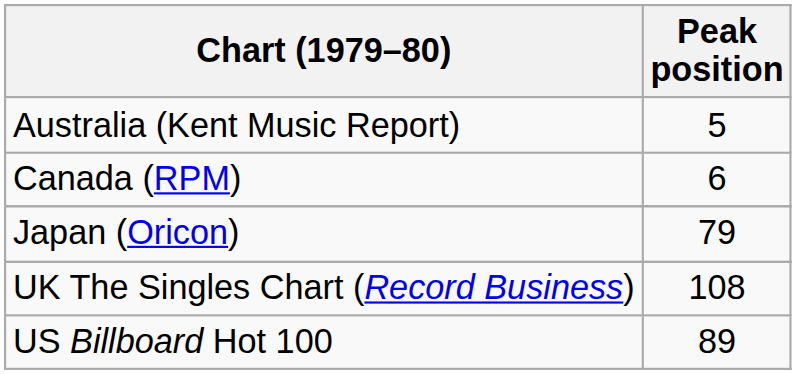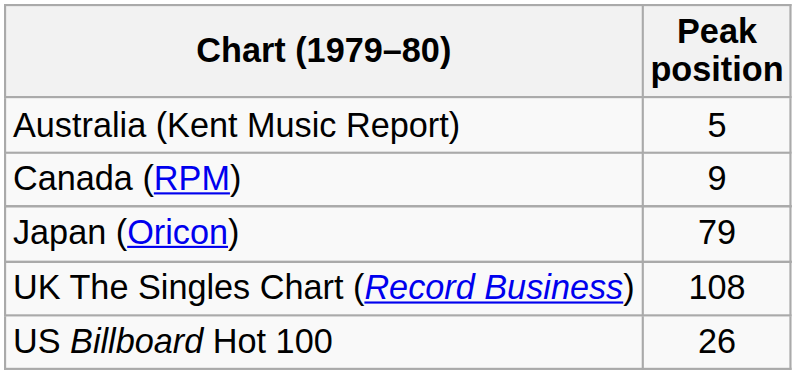(717, 178) 6 -> (717, 178) 9
(717, 341) 89 -> (717, 341) 26
